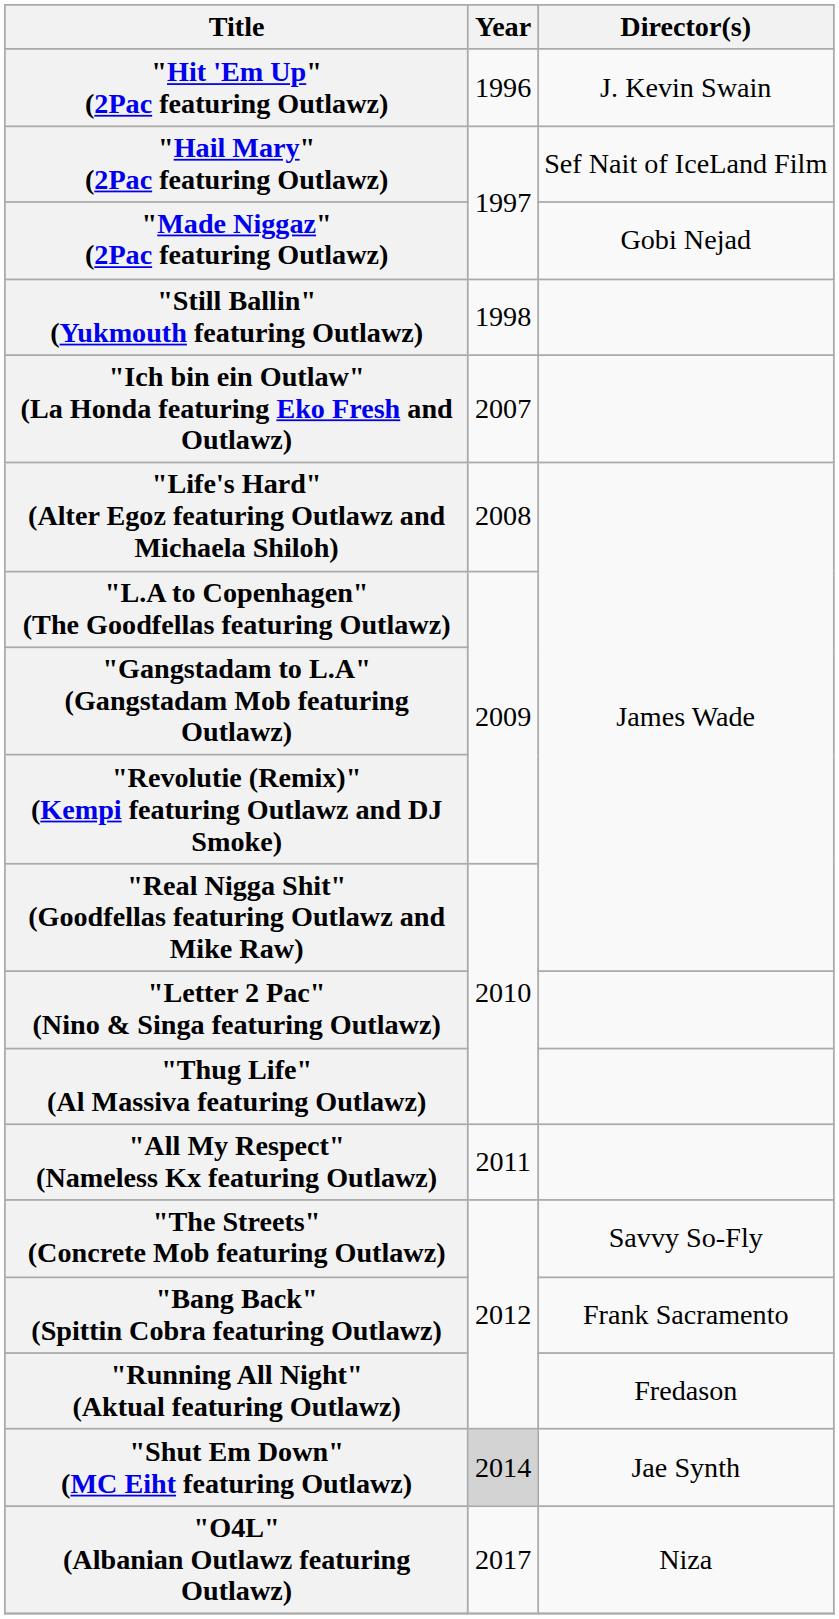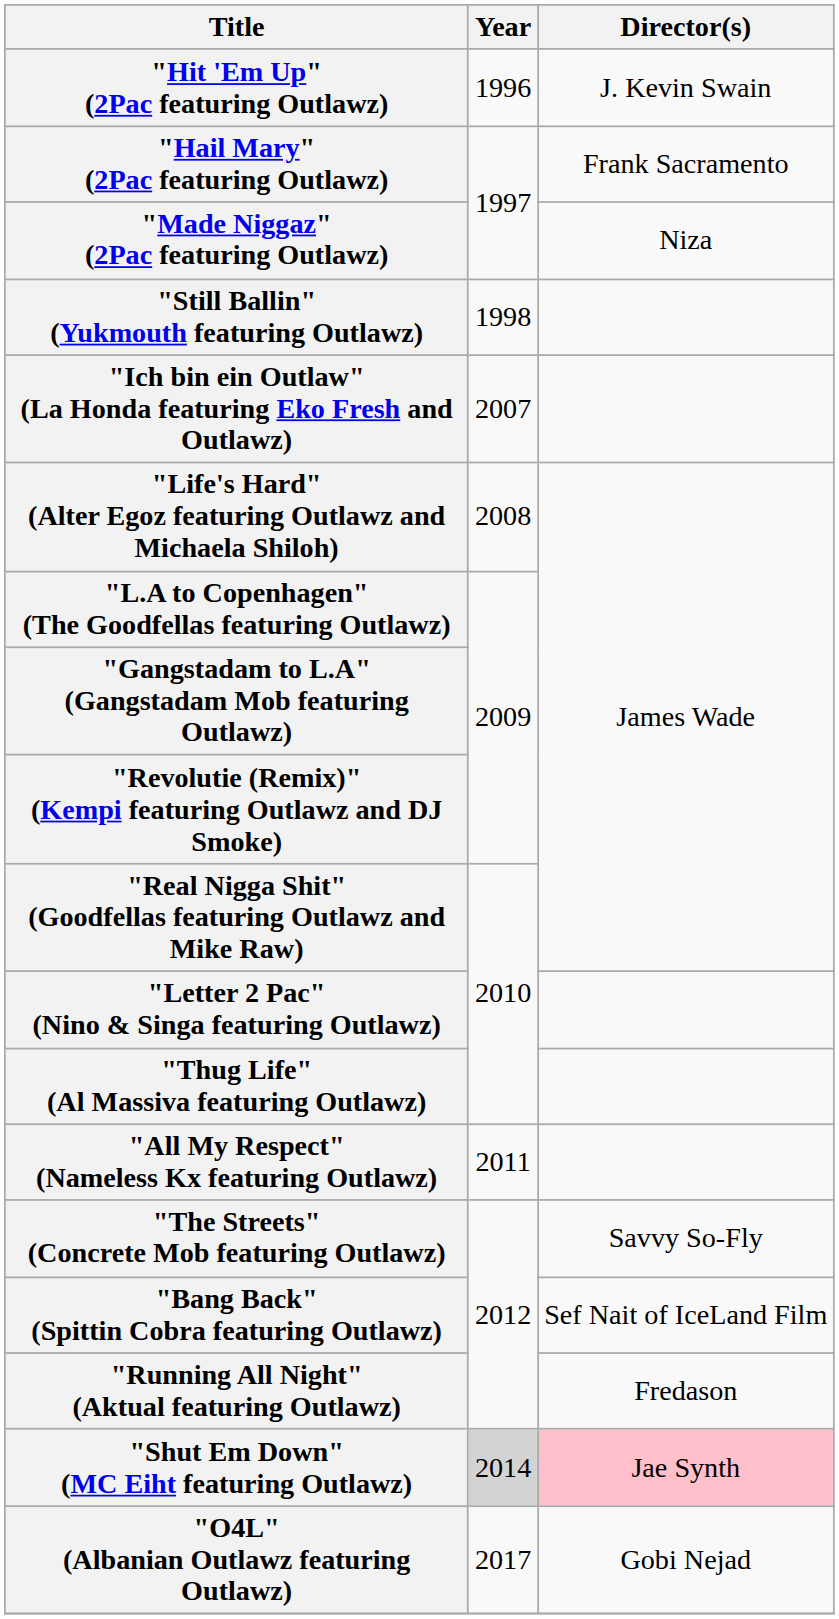(686, 163) Sef Nait of IceLand Film -> (686, 163) Frank Sacramento
(686, 240) Gobi Nejad -> (686, 240) Niza
(686, 1314) Frank Sacramento -> (686, 1314) Sef Nait of IceLand Film
(686, 1467) no background -> (686, 1467) pink background
(686, 1559) Niza -> (686, 1559) Gobi Nejad
